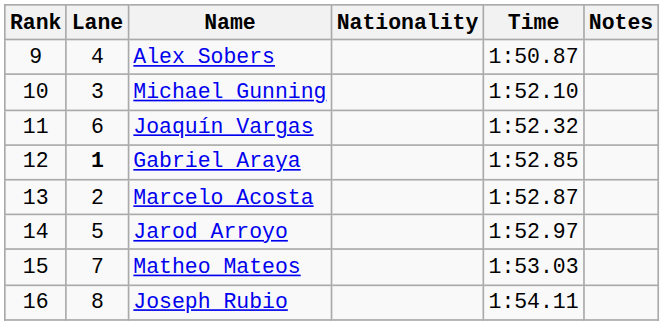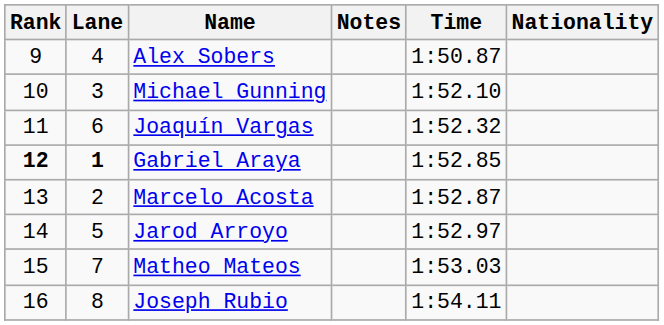columns swapped: (407, 22) <-> (621, 22)
(36, 162) normal -> (36, 162) bold
